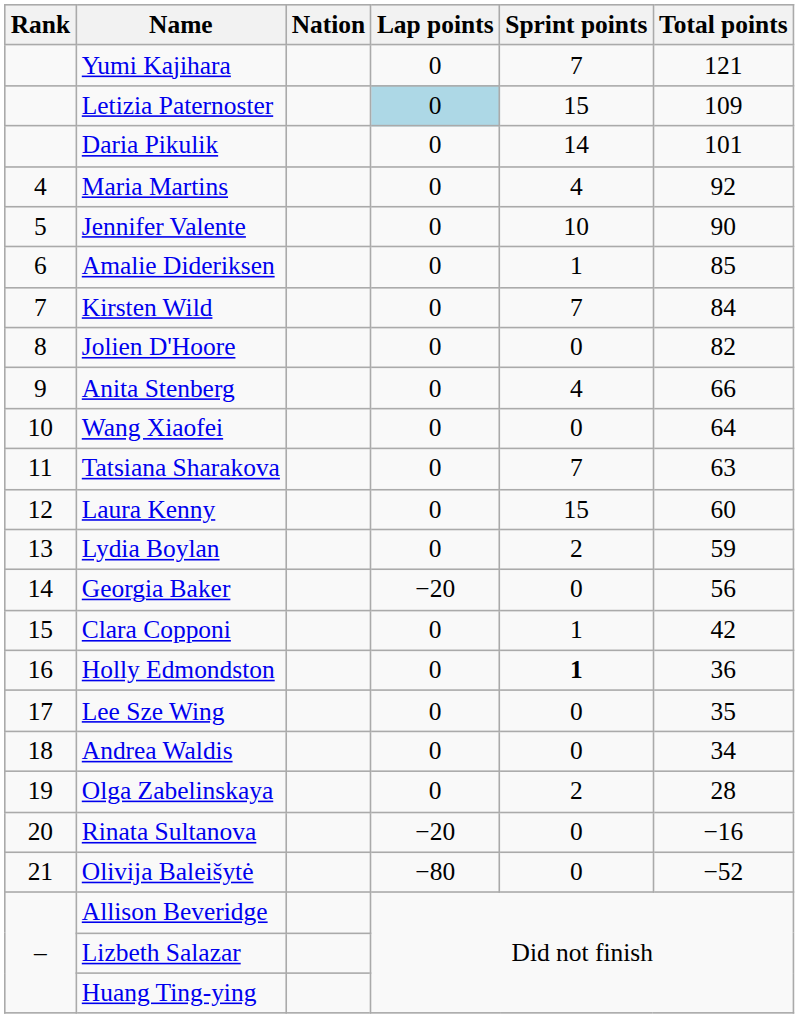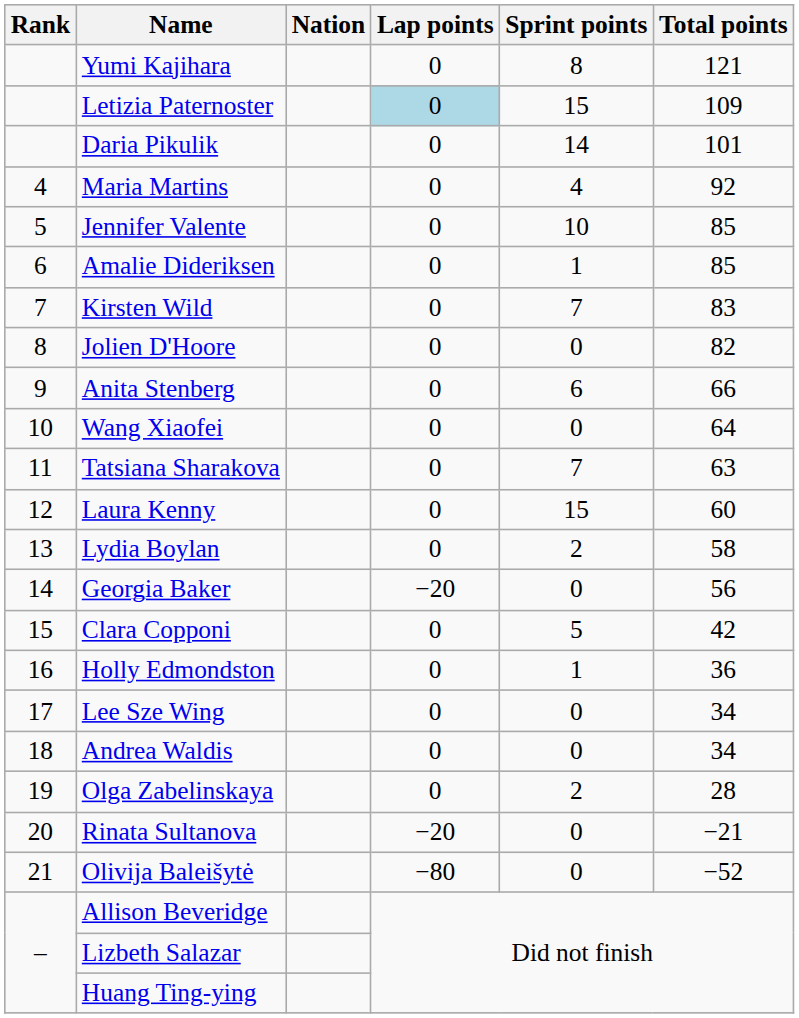(576, 65) 7 -> (576, 65) 8
(723, 226) 90 -> (723, 226) 85
(723, 307) 84 -> (723, 307) 83
(576, 387) 4 -> (576, 387) 6
(723, 549) 59 -> (723, 549) 58
(576, 629) 1 -> (576, 629) 5
(576, 670) bold -> (576, 670) normal
(723, 710) 35 -> (723, 710) 34
(723, 831) −16 -> (723, 831) −21
